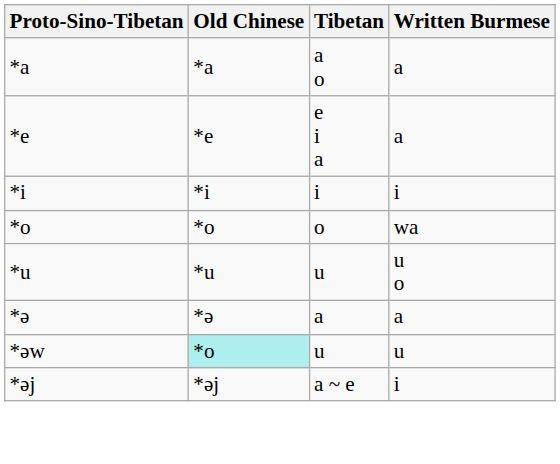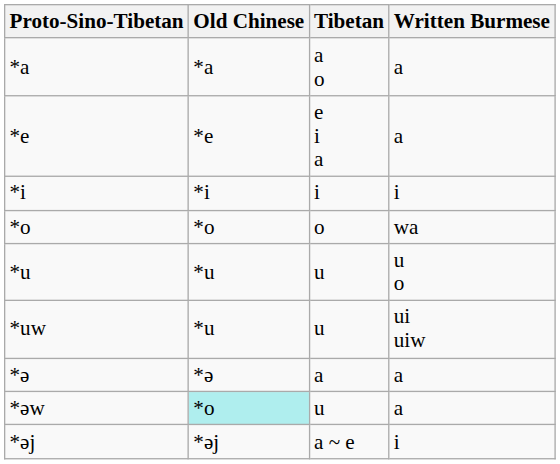+ row: (28, 329)
(399, 350) u -> (398, 408) a
